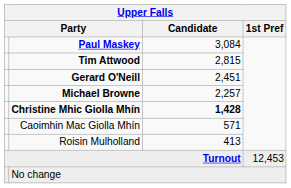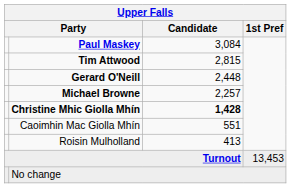(228, 77) 2,451 -> (228, 77) 2,448
(232, 126) 571 -> (232, 126) 551
(268, 158) 12,453 -> (268, 158) 13,453
